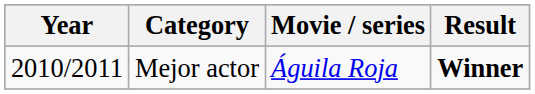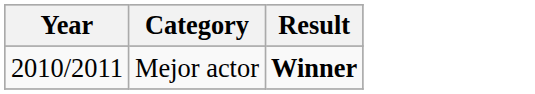- column: (348, 25)
